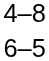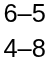rows swapped: (25, 49) <-> (25, 14)
